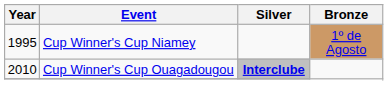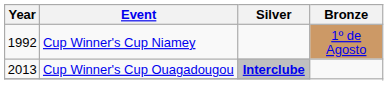(22, 42) 1995 -> (22, 42) 1992
(22, 69) 2010 -> (22, 69) 2013
